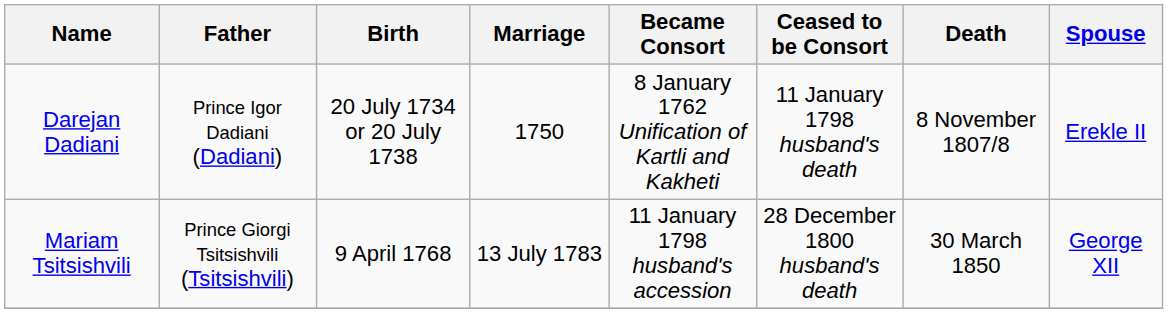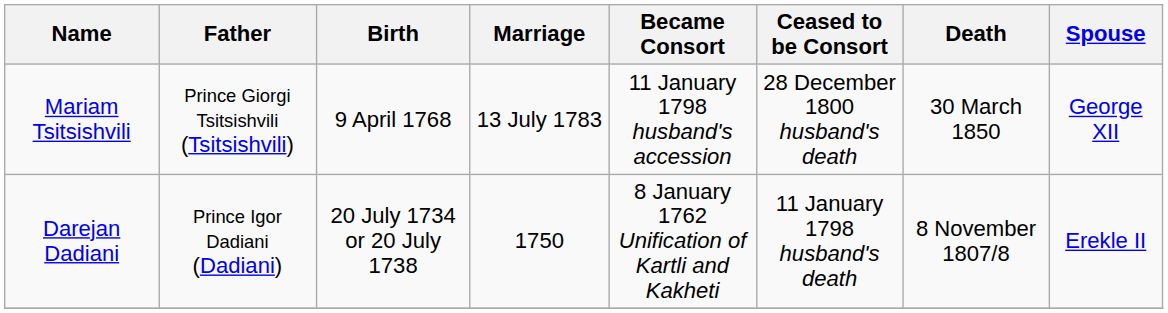rows swapped: (82, 131) <-> (82, 253)
